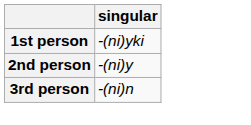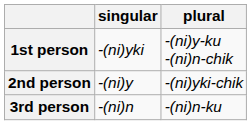+ column: (204, 16)
